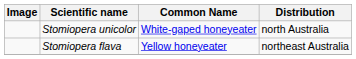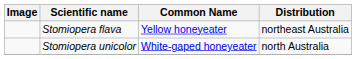rows swapped: (89, 29) <-> (82, 46)
